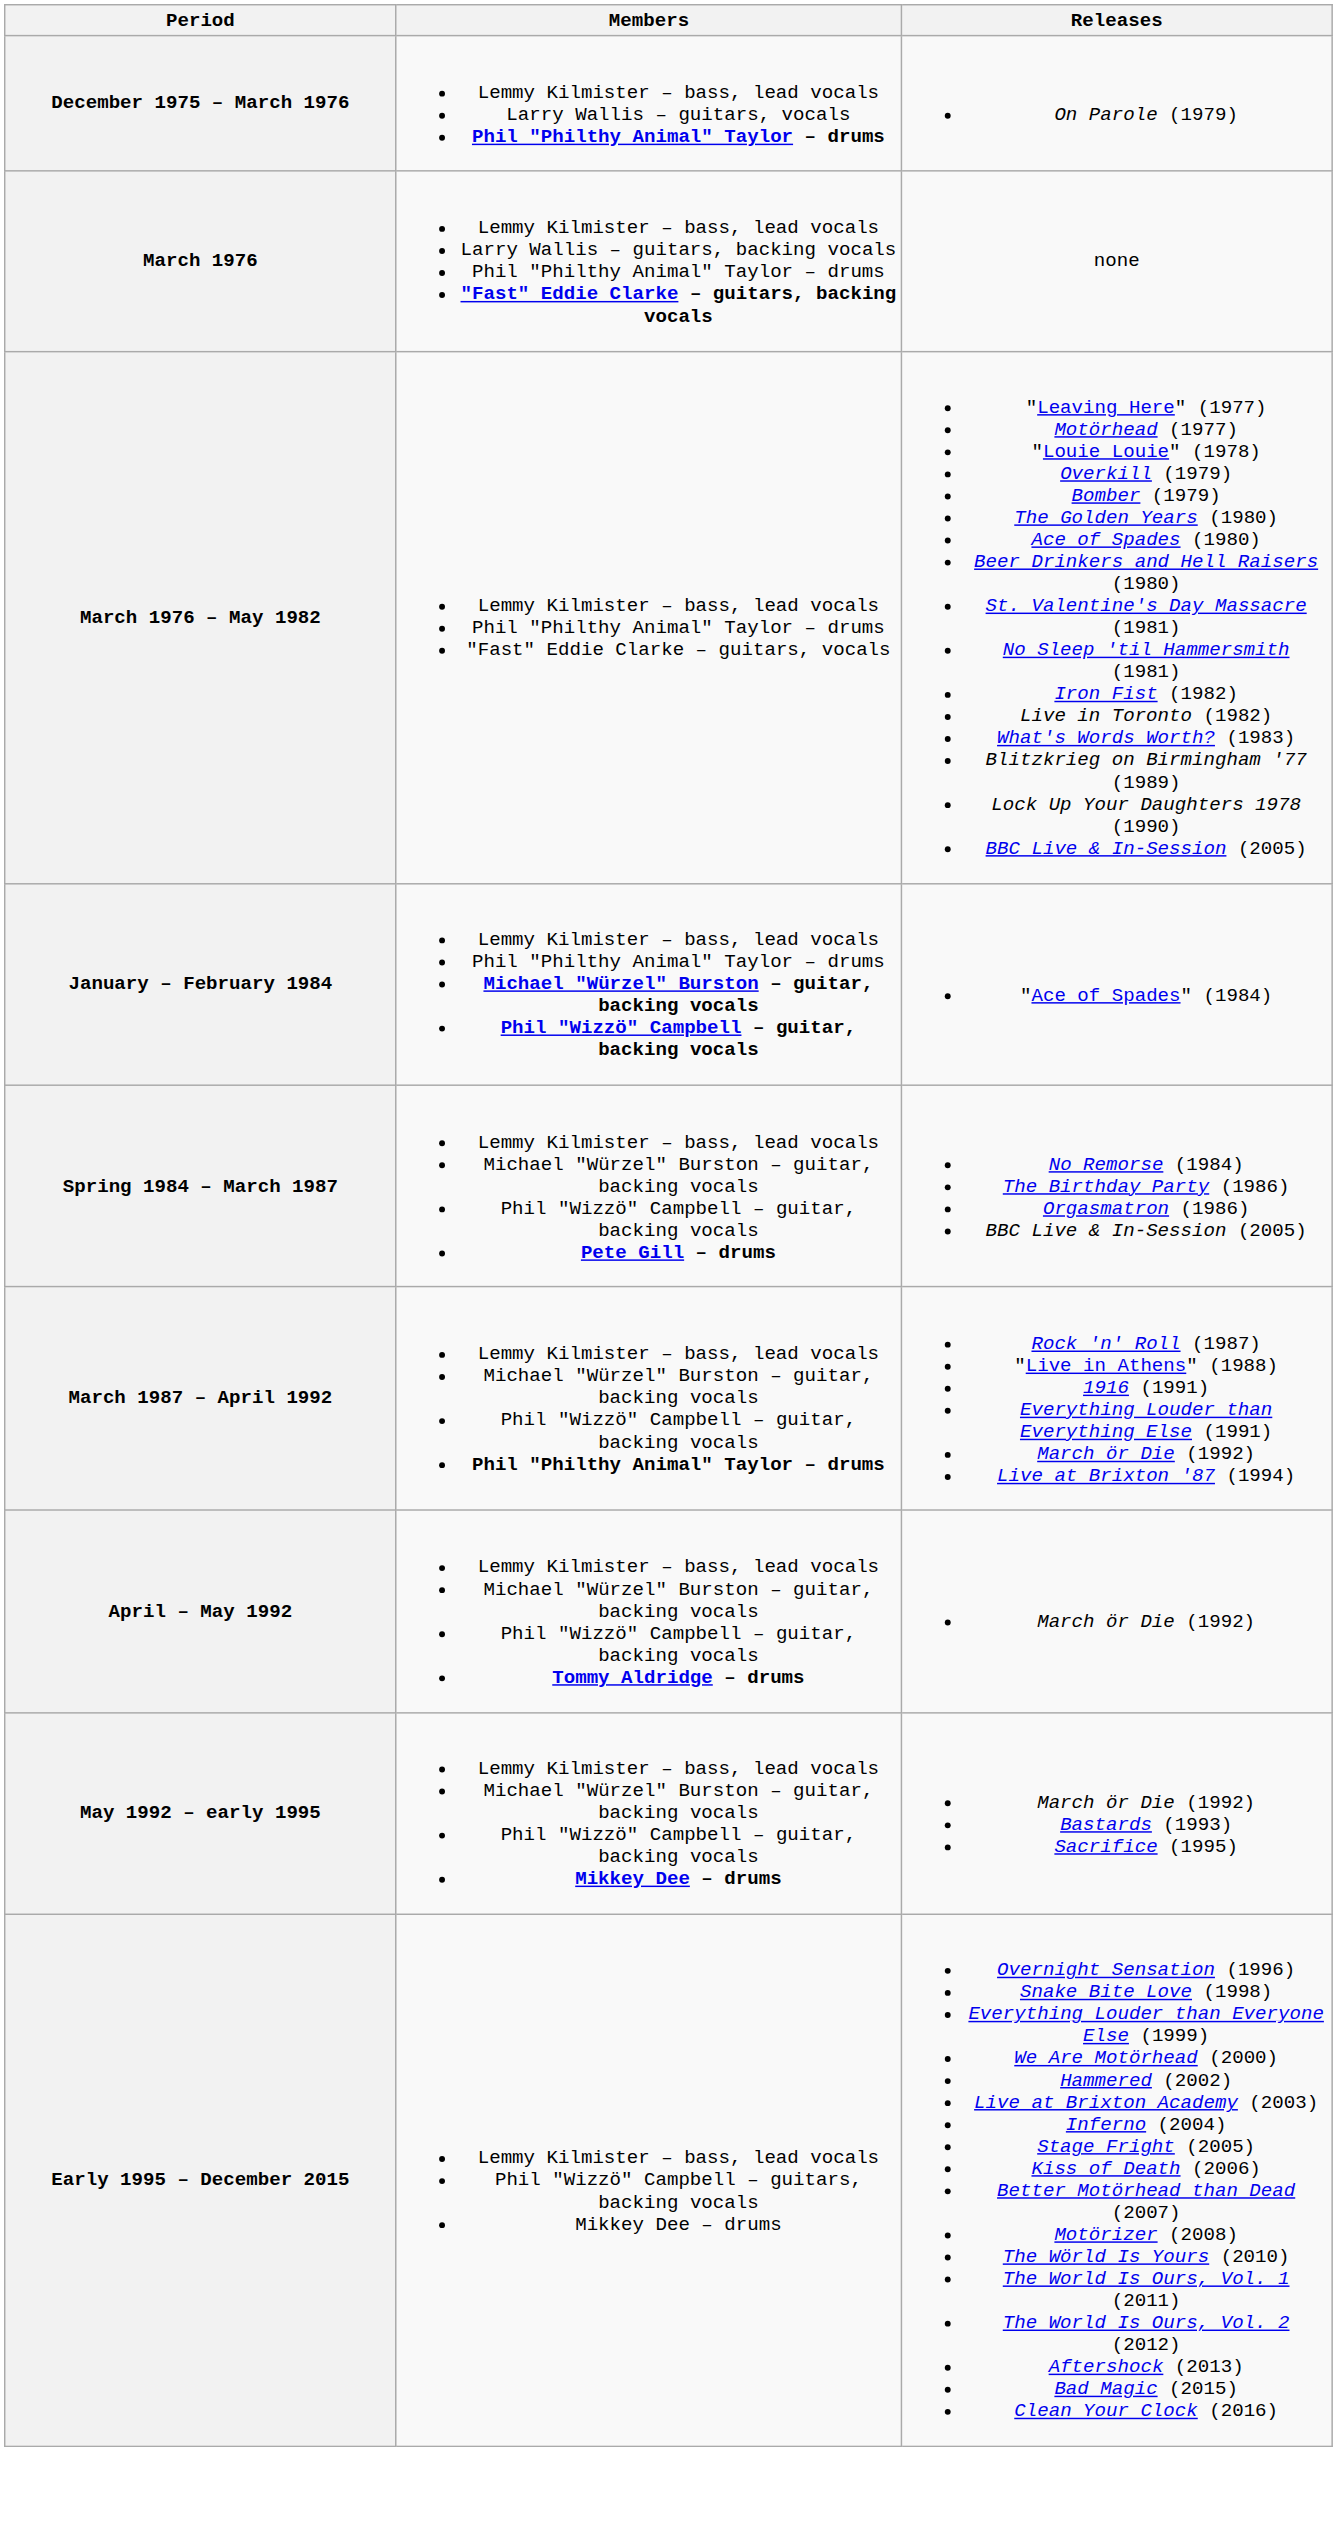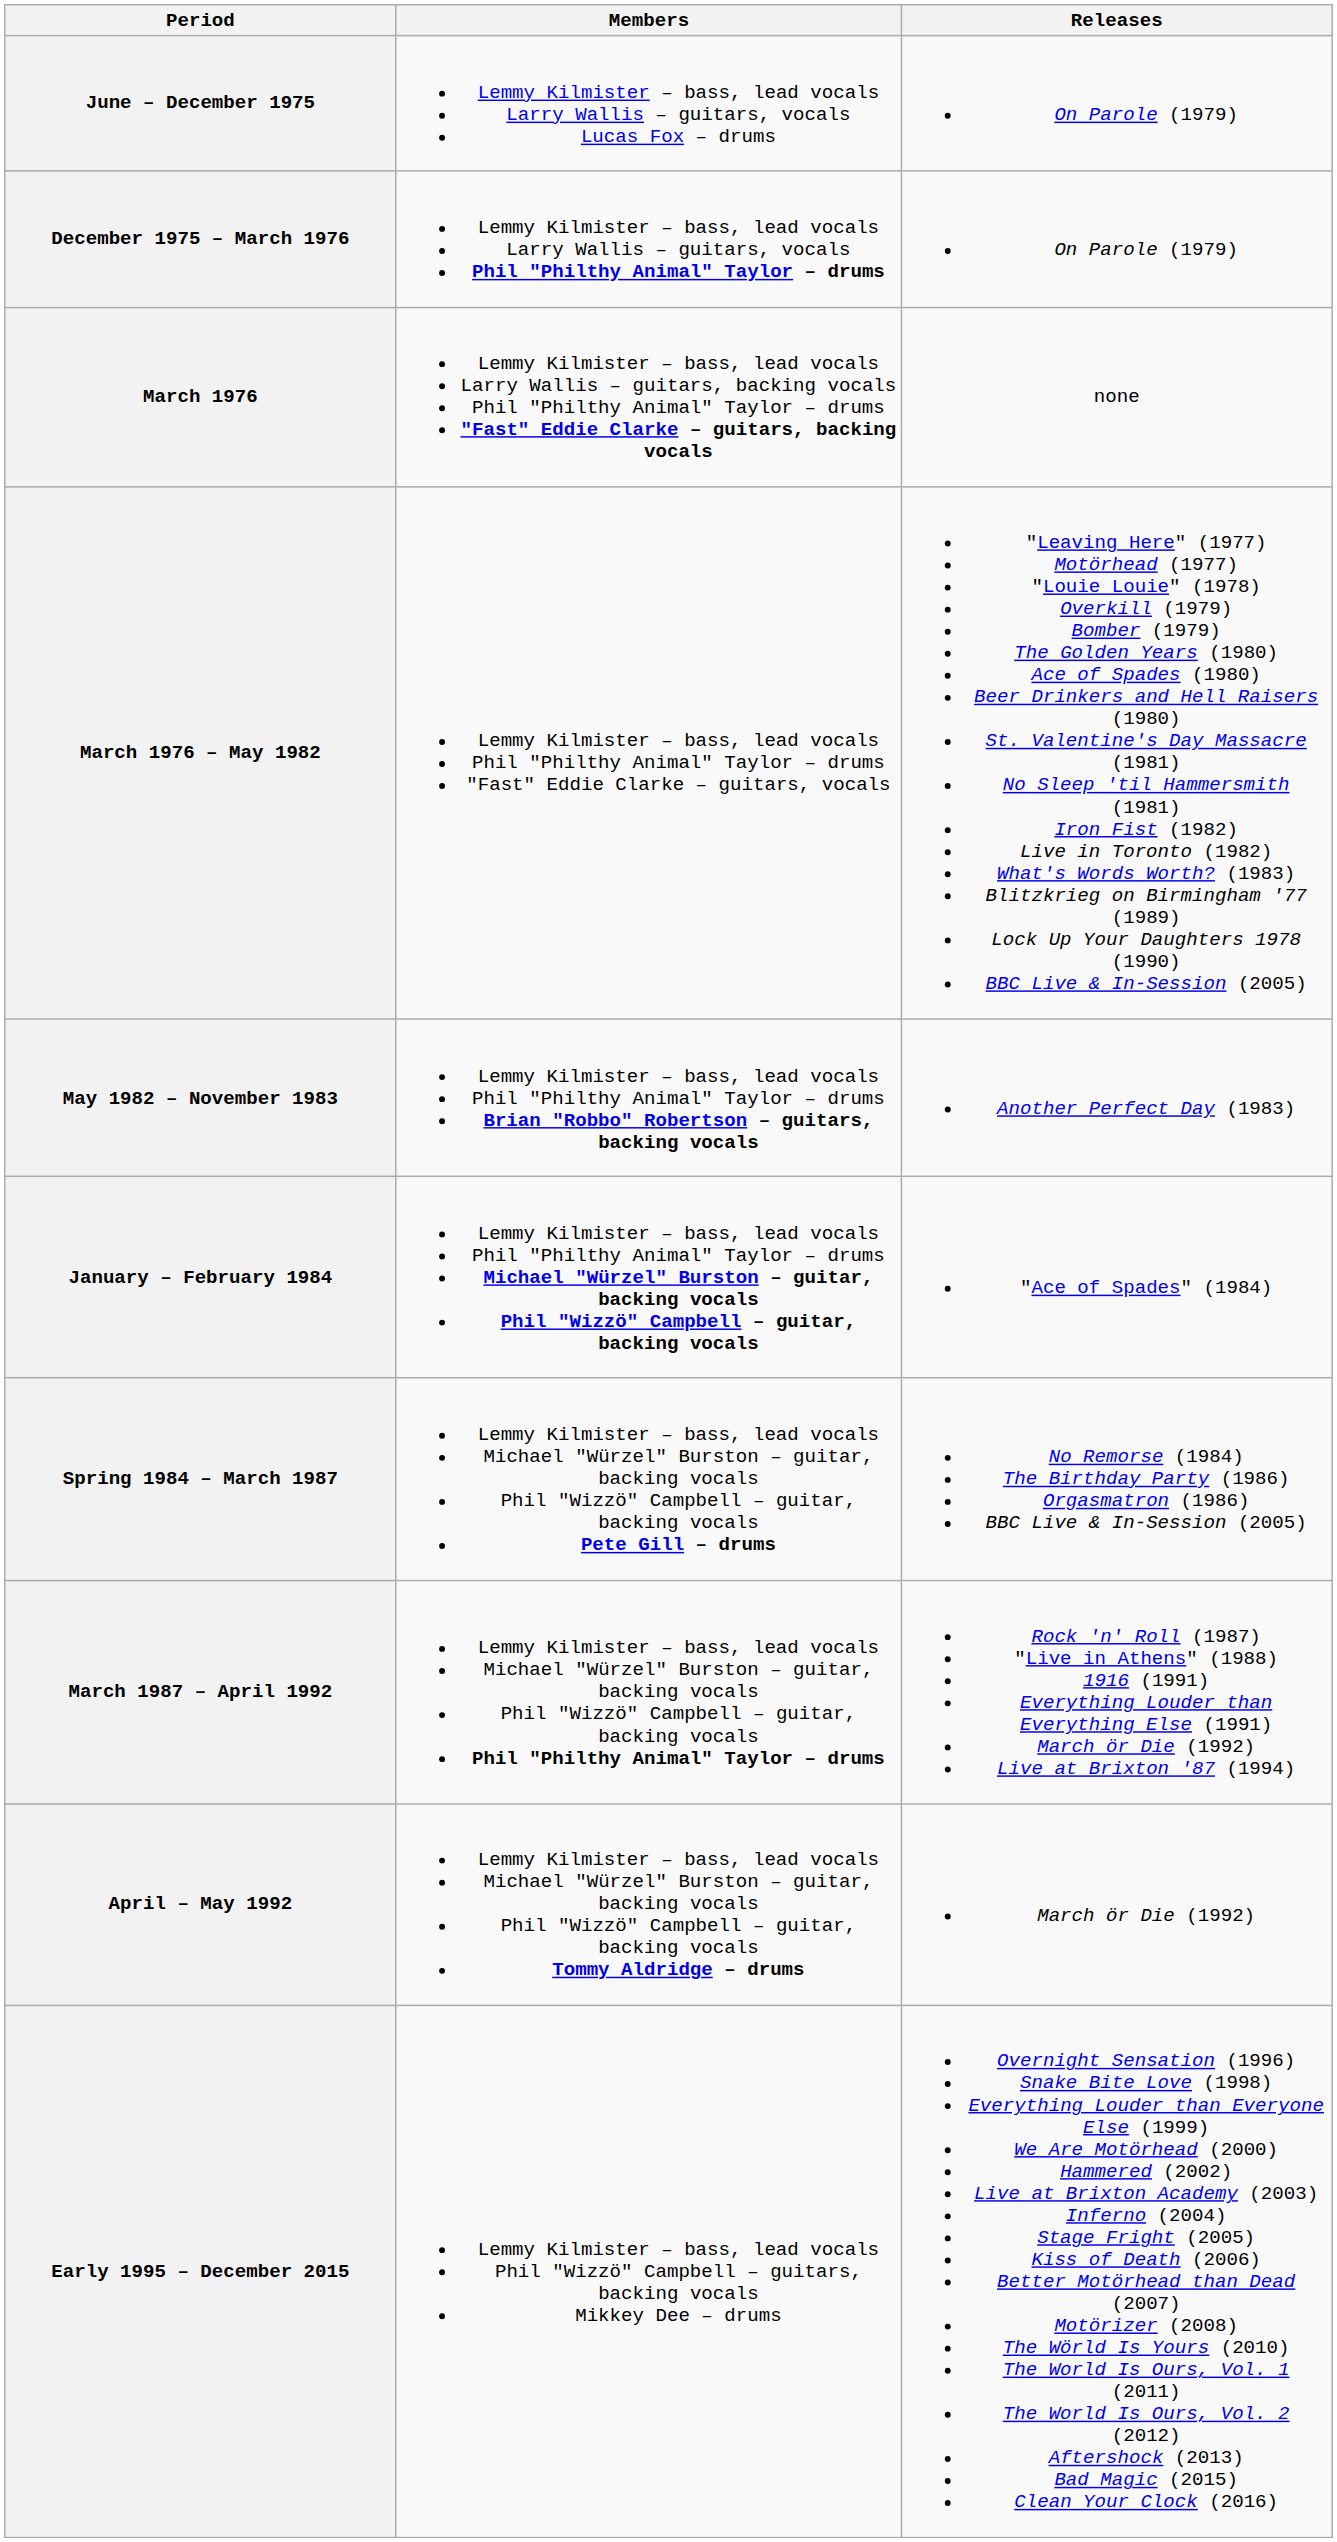+ row: (200, 104)
+ row: (200, 1098)
- row: (200, 1813)
